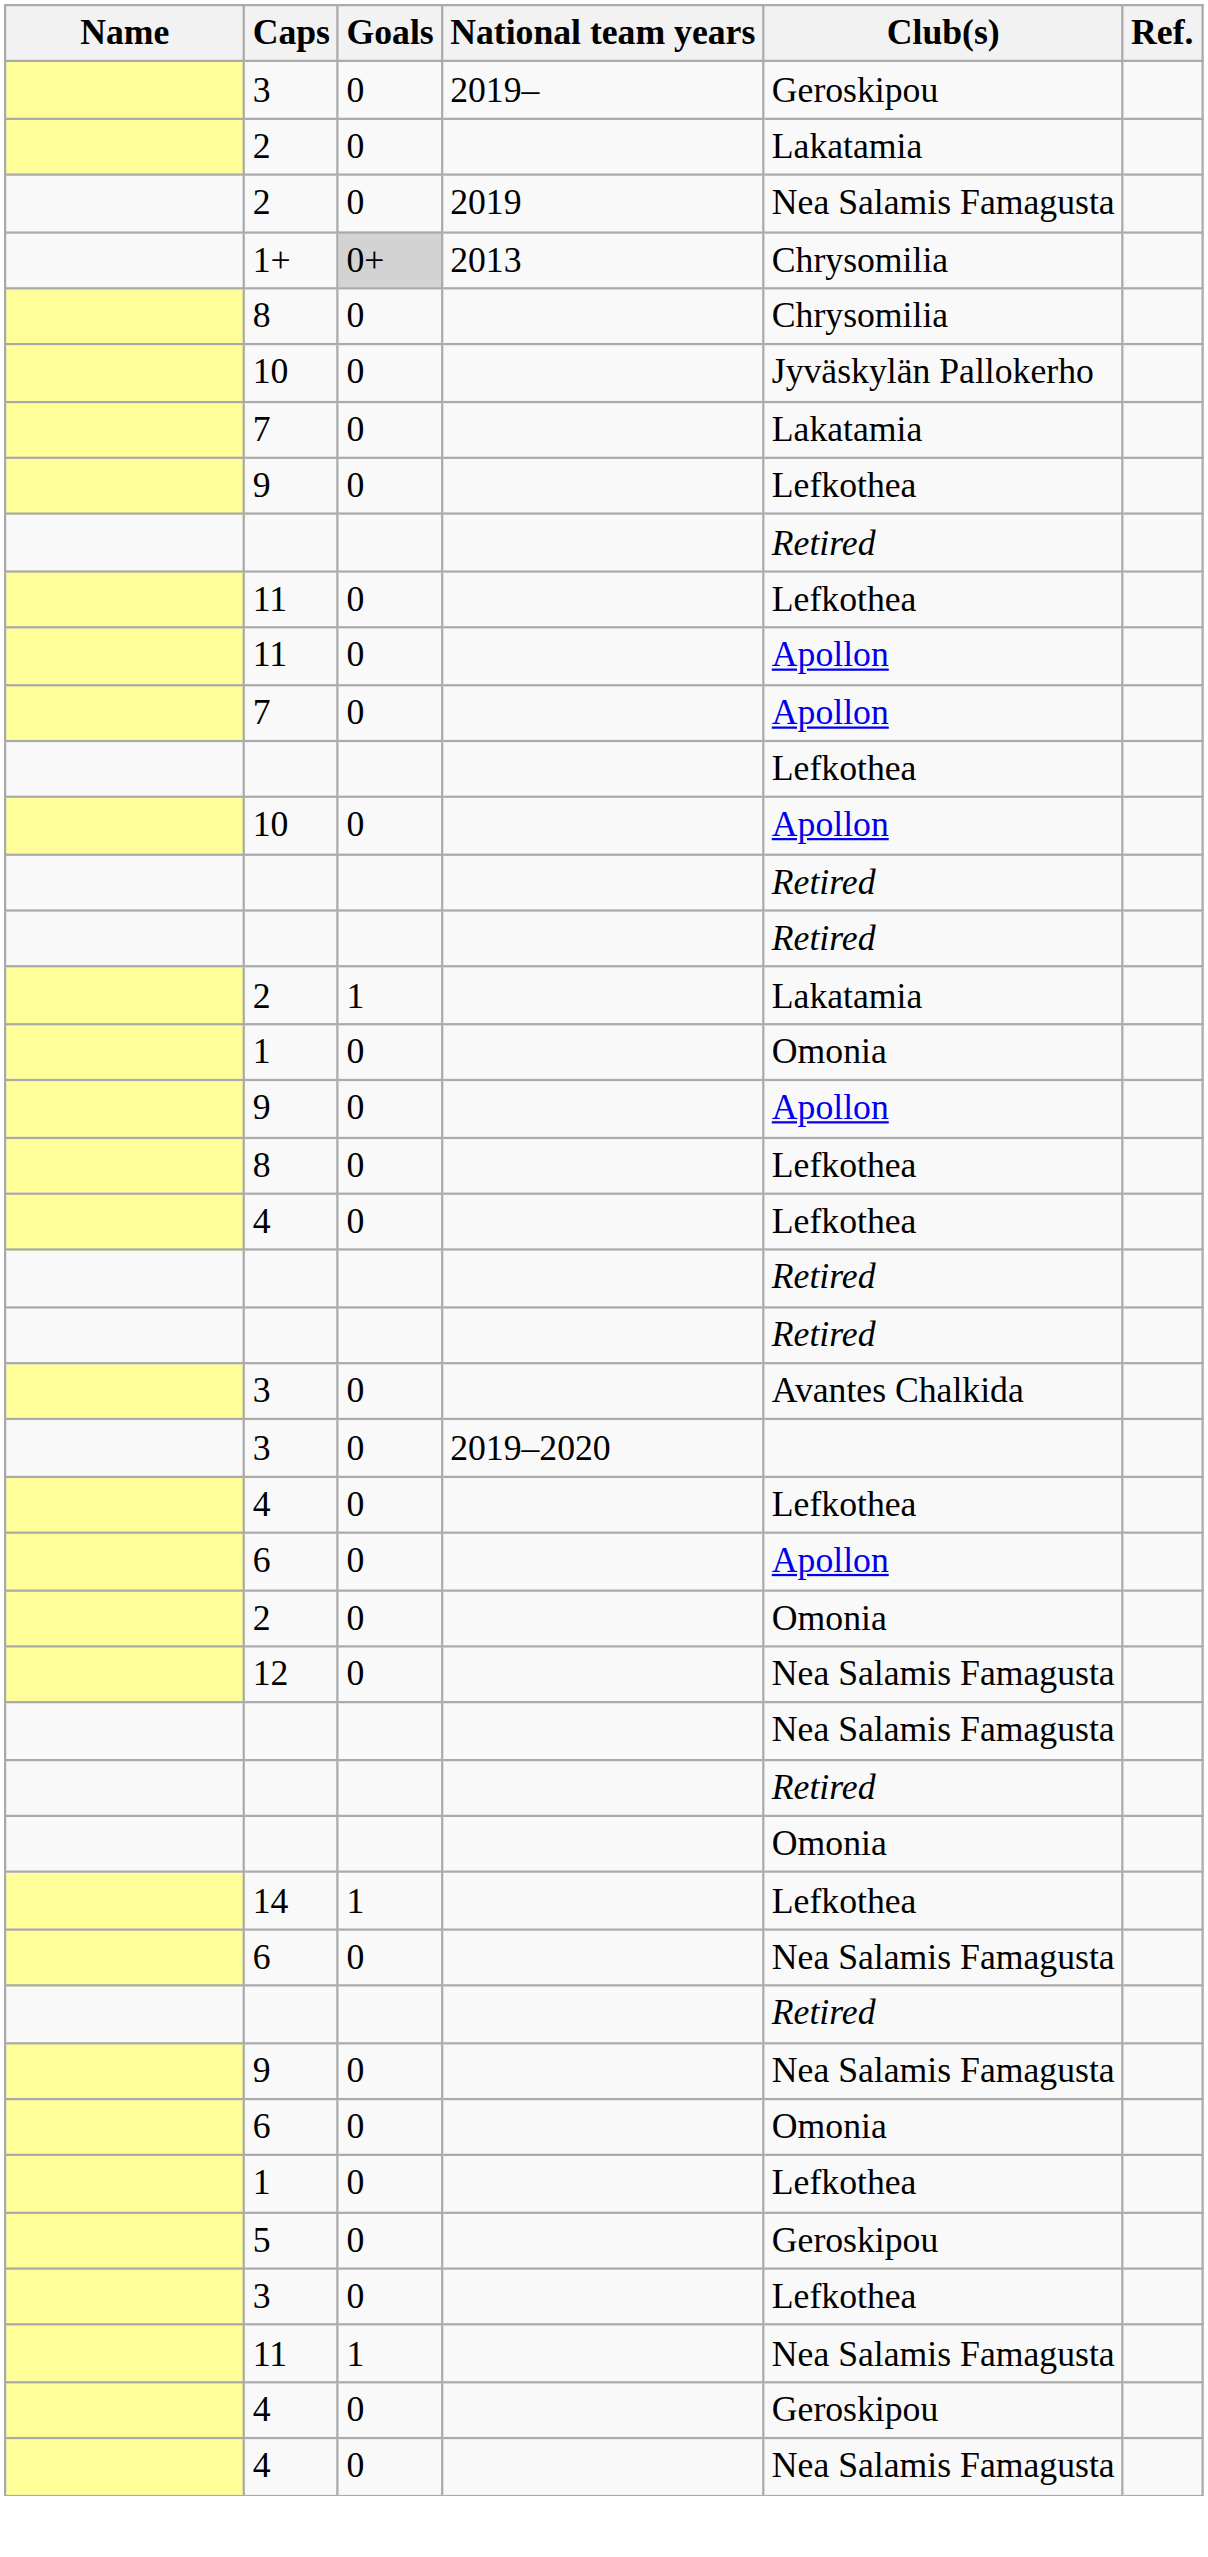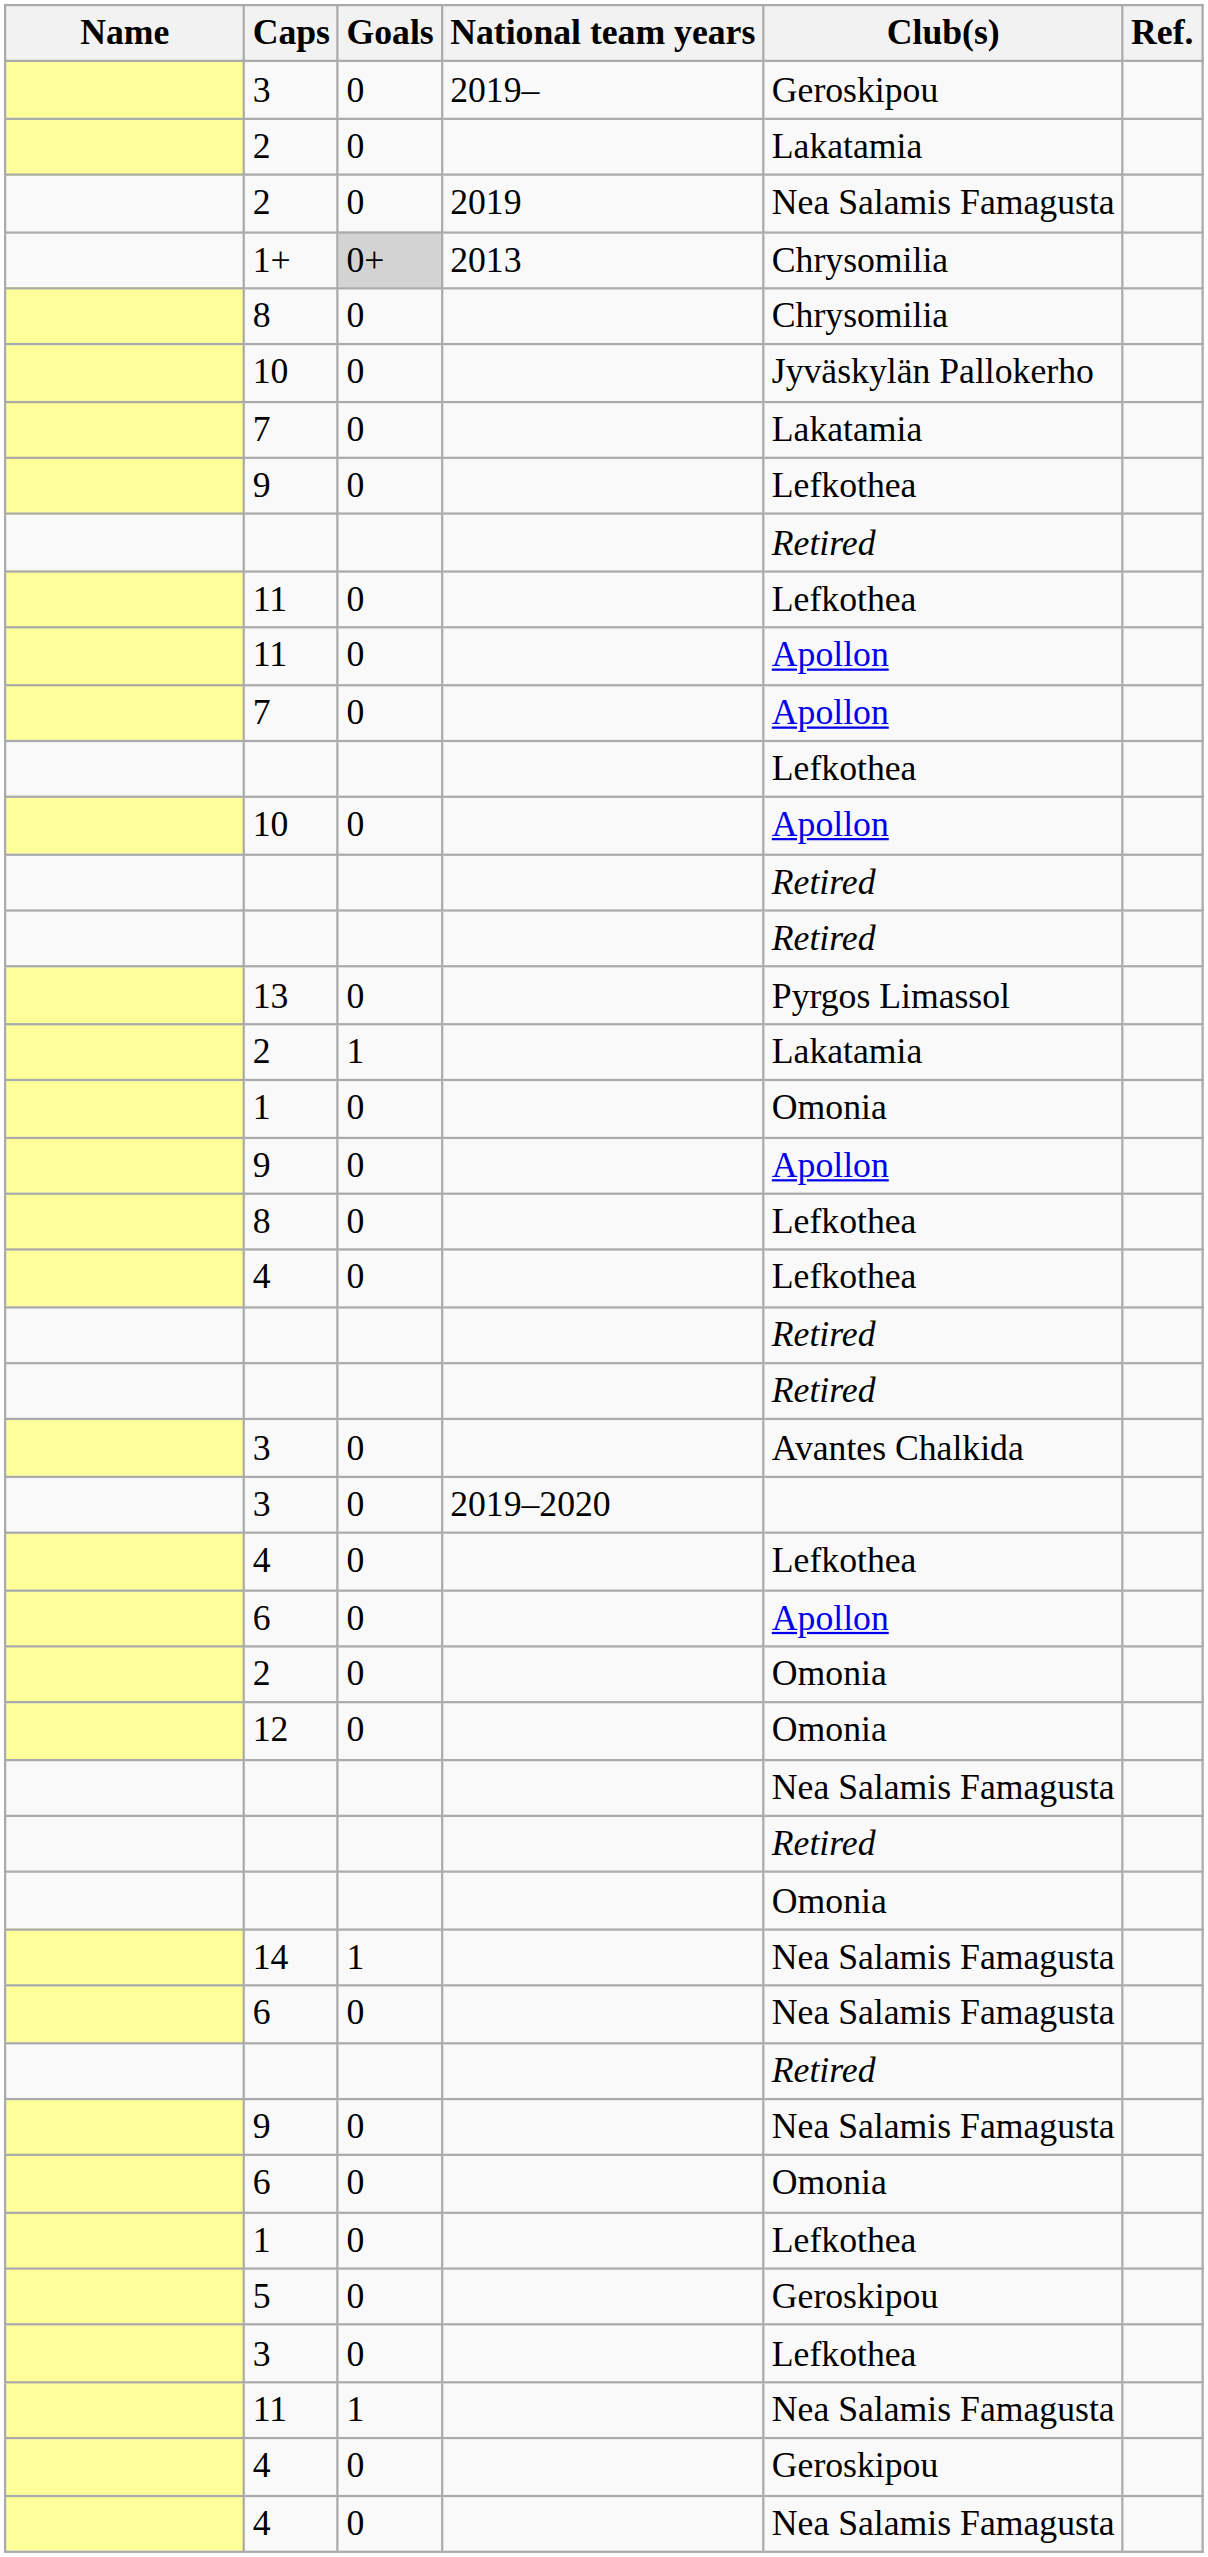+ row: (270, 994)
(943, 1673) Nea Salamis Famagusta -> (829, 1730) Omonia
(844, 1900) Lefkothea -> (943, 1956) Nea Salamis Famagusta
